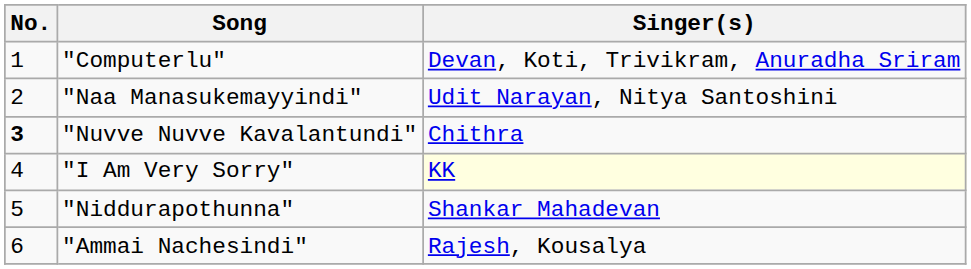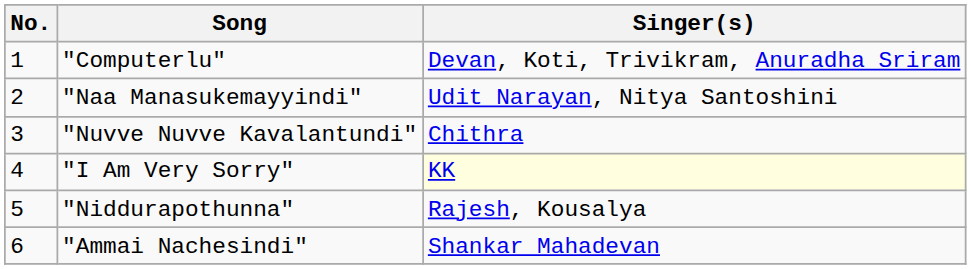(17, 135) bold -> (17, 135) normal
(544, 209) Shankar Mahadevan -> (537, 209) Rajesh, Kousalya
(537, 246) Rajesh, Kousalya -> (544, 246) Shankar Mahadevan
